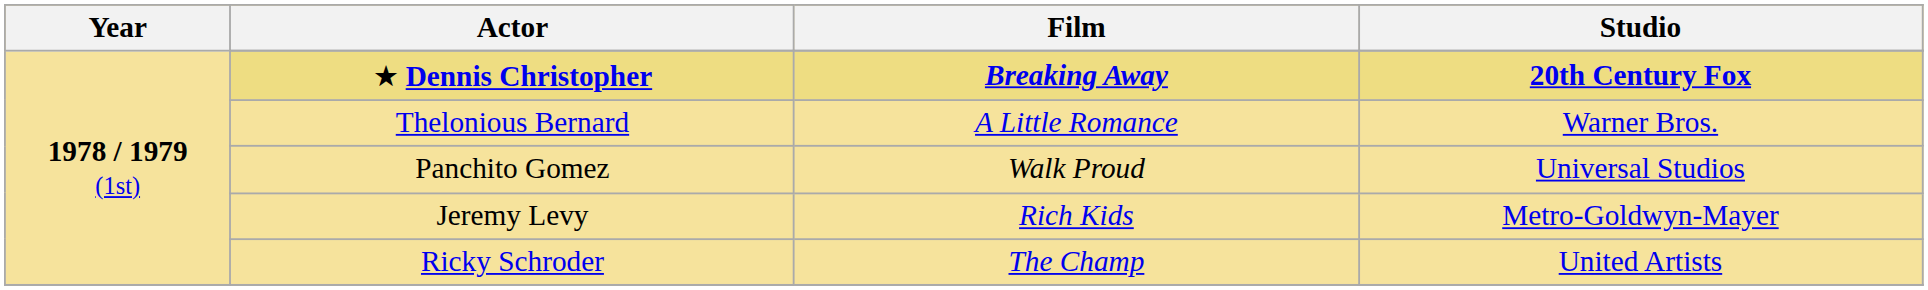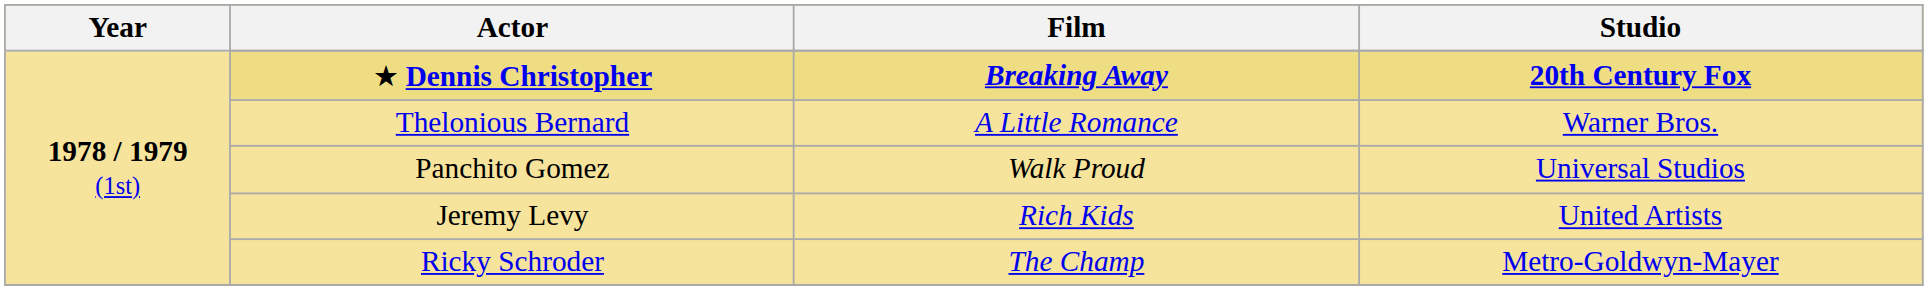(1640, 215) Metro-Goldwyn-Mayer -> (1640, 215) United Artists
(1640, 261) United Artists -> (1640, 261) Metro-Goldwyn-Mayer
